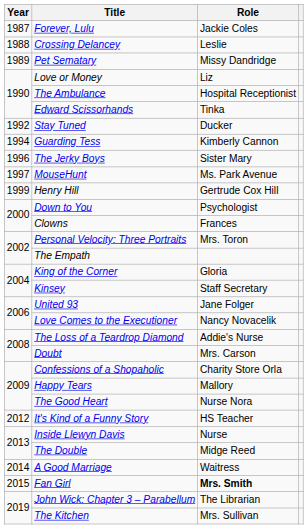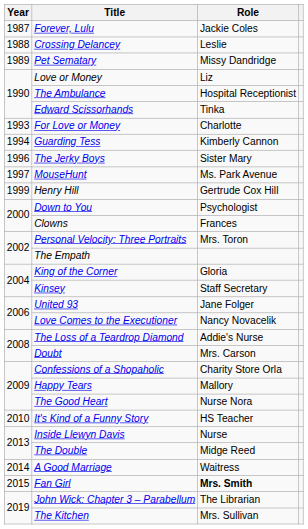- row: (60, 126)
+ row: (77, 126)
(18, 418) 2012 -> (18, 418) 2010
